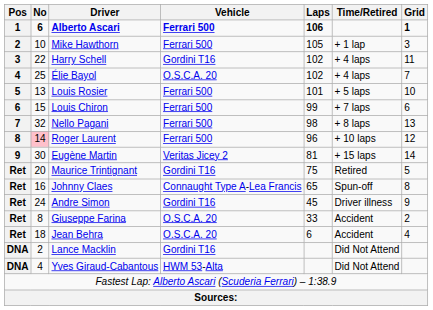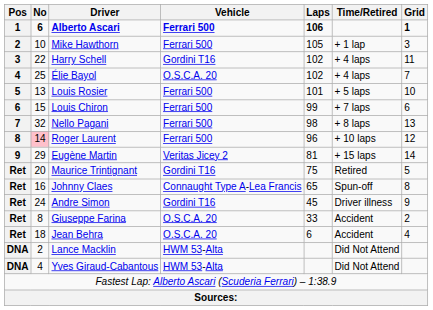(40, 155) 30 -> (40, 155) 29
(189, 250) Gordini T16 -> (193, 250) HWM 53-Alta
